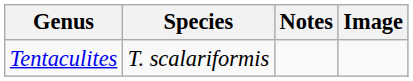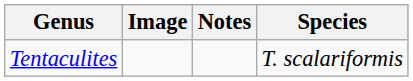columns swapped: (198, 22) <-> (373, 22)
